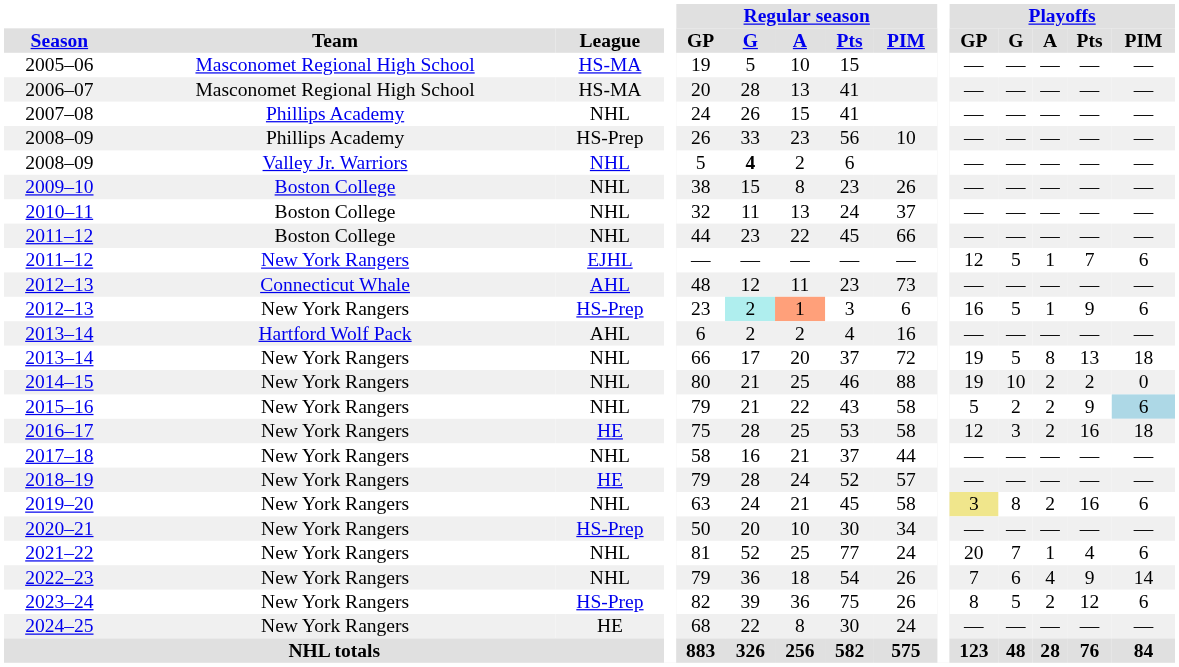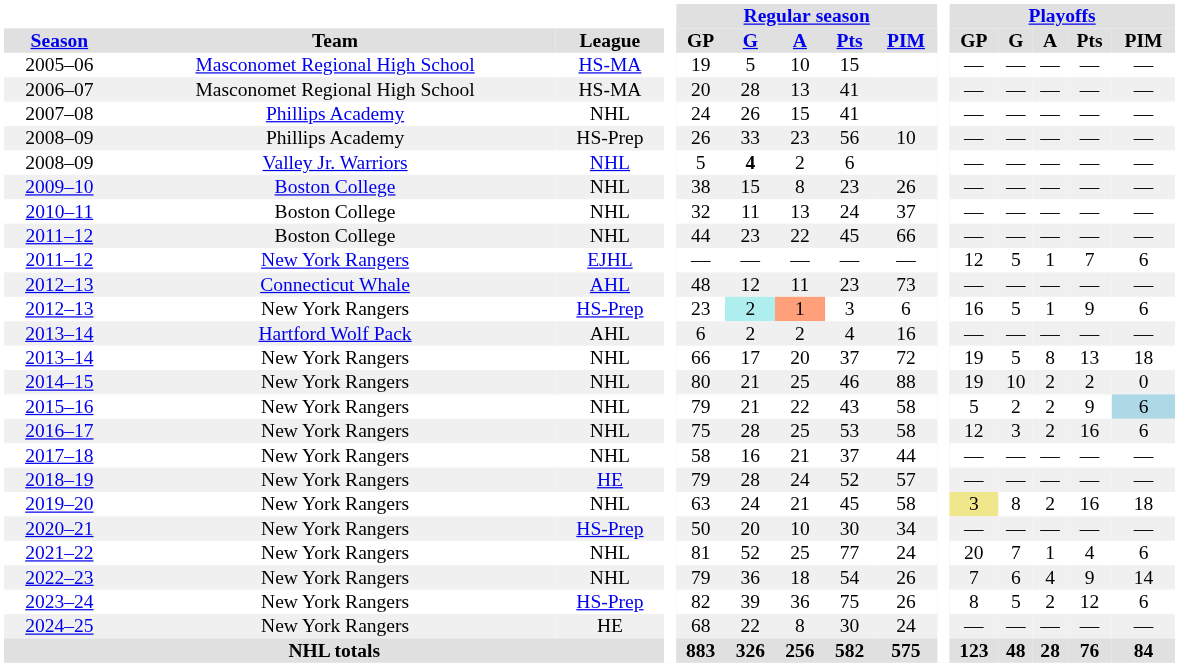(610, 430) HE -> (610, 430) NHL
(1144, 430) 18 -> (1144, 430) 6
(1144, 504) 6 -> (1144, 504) 18
